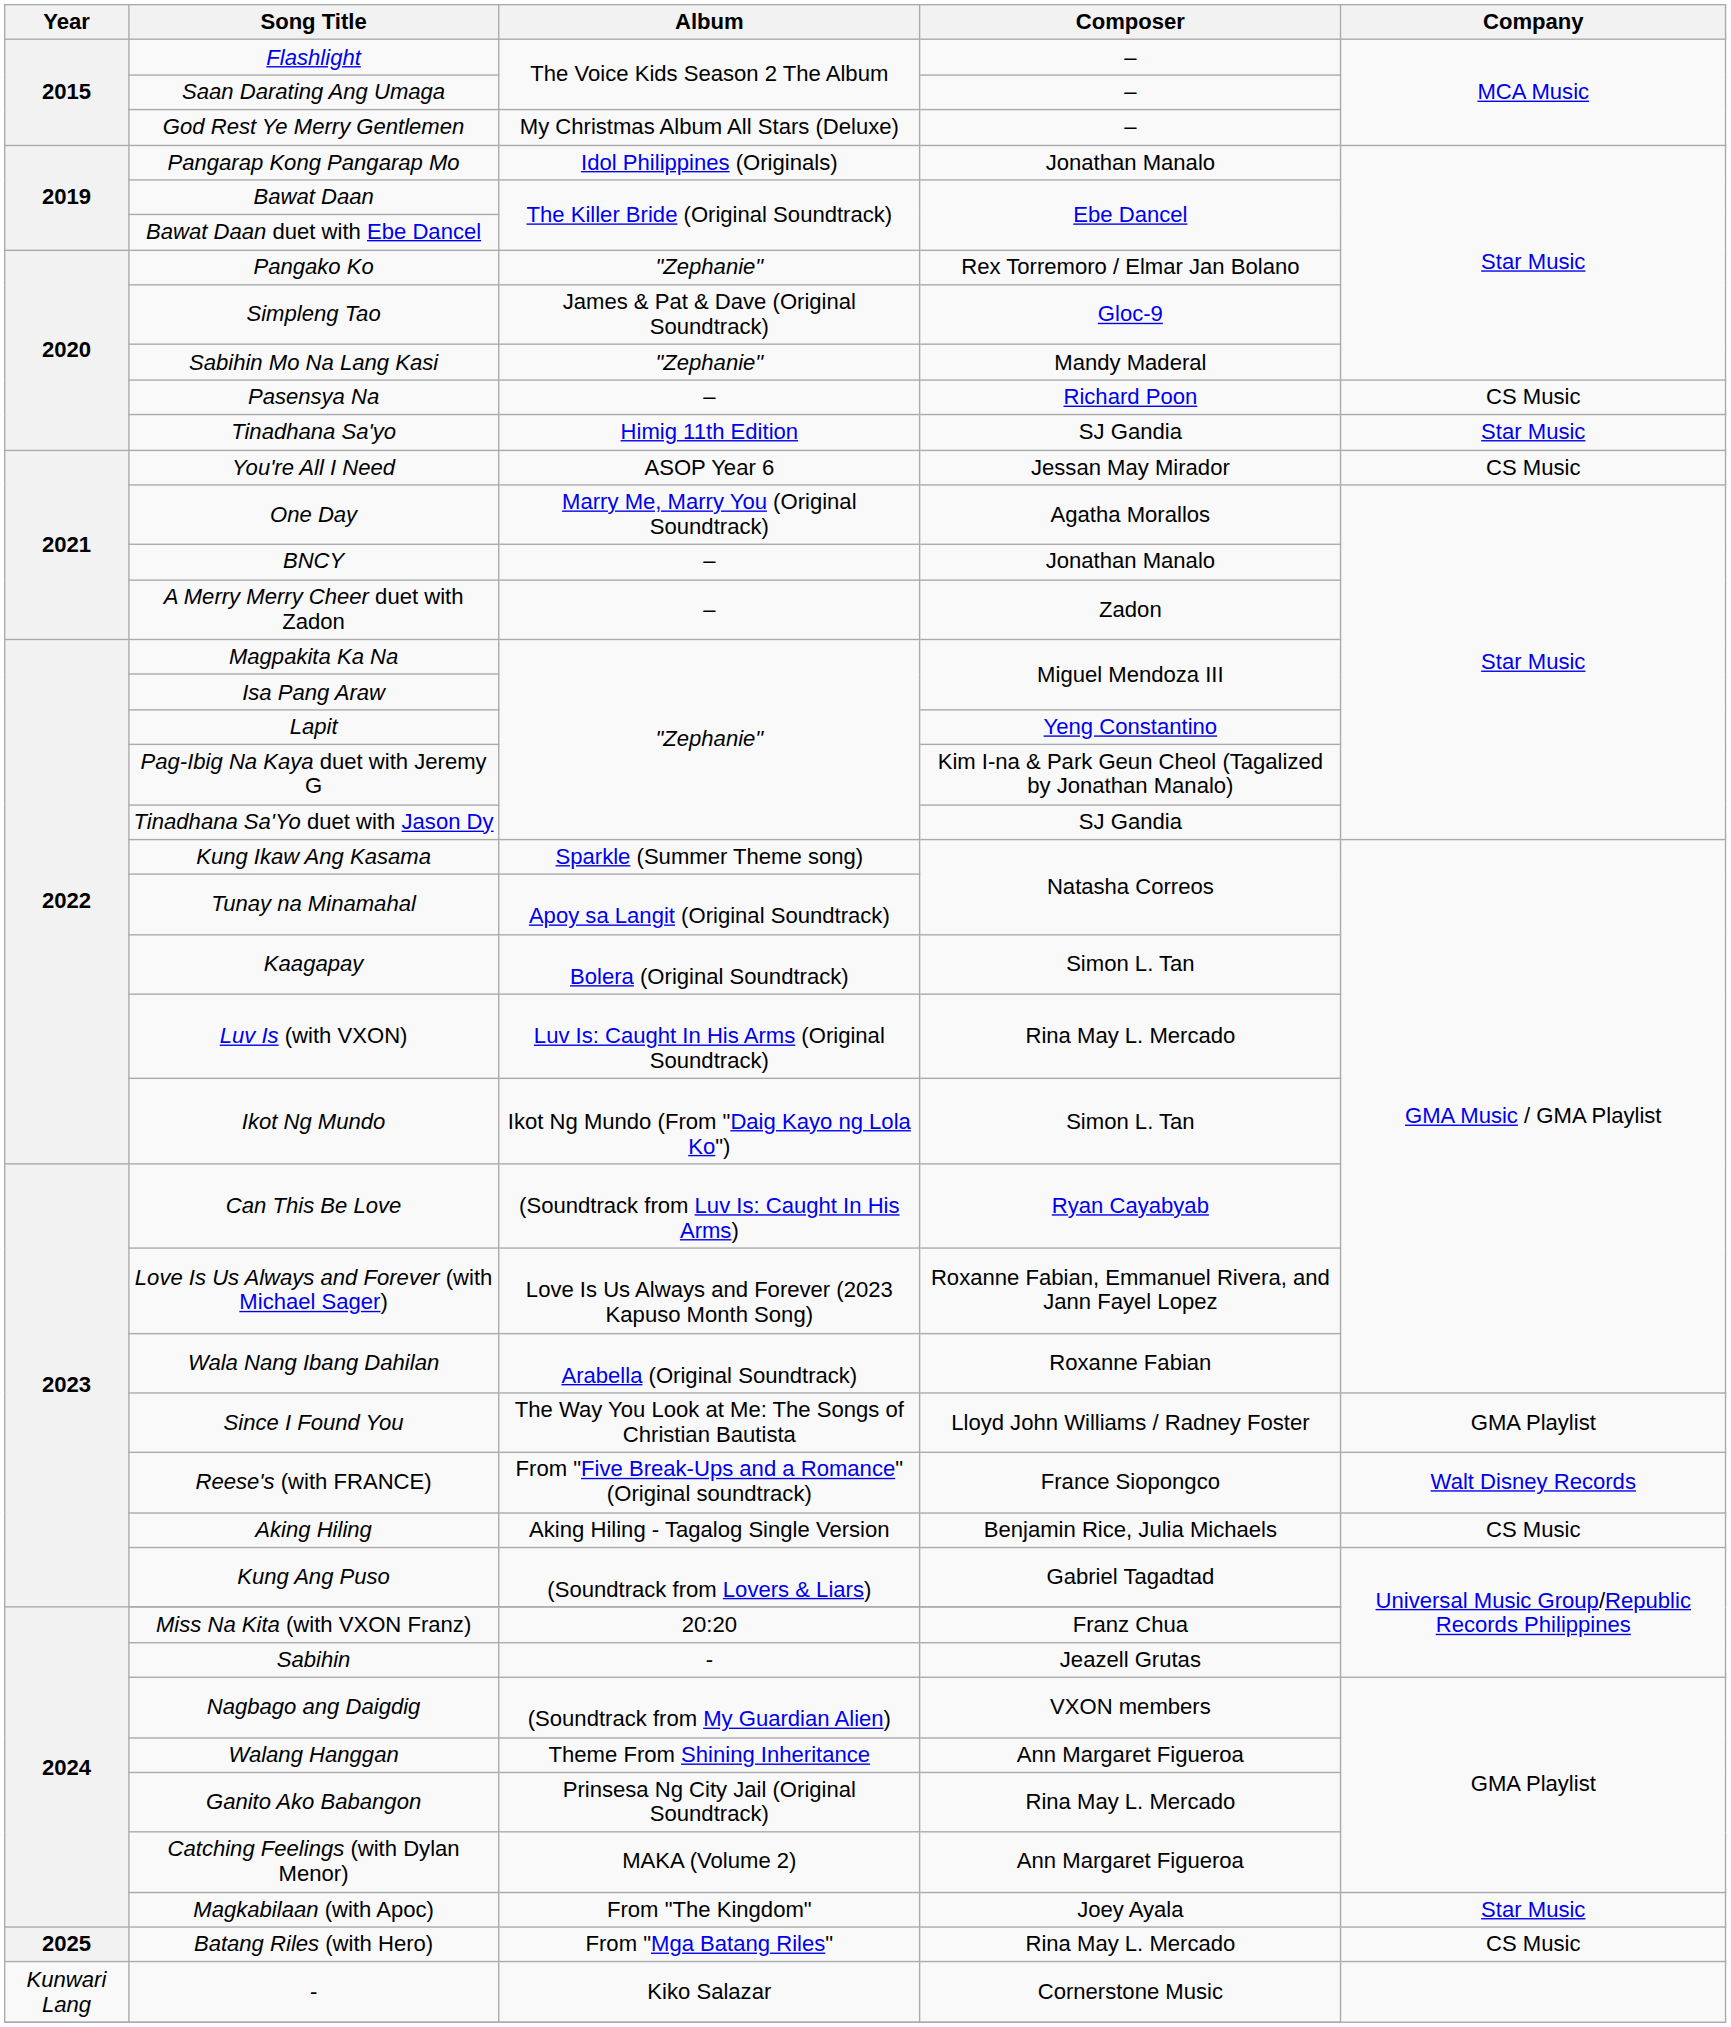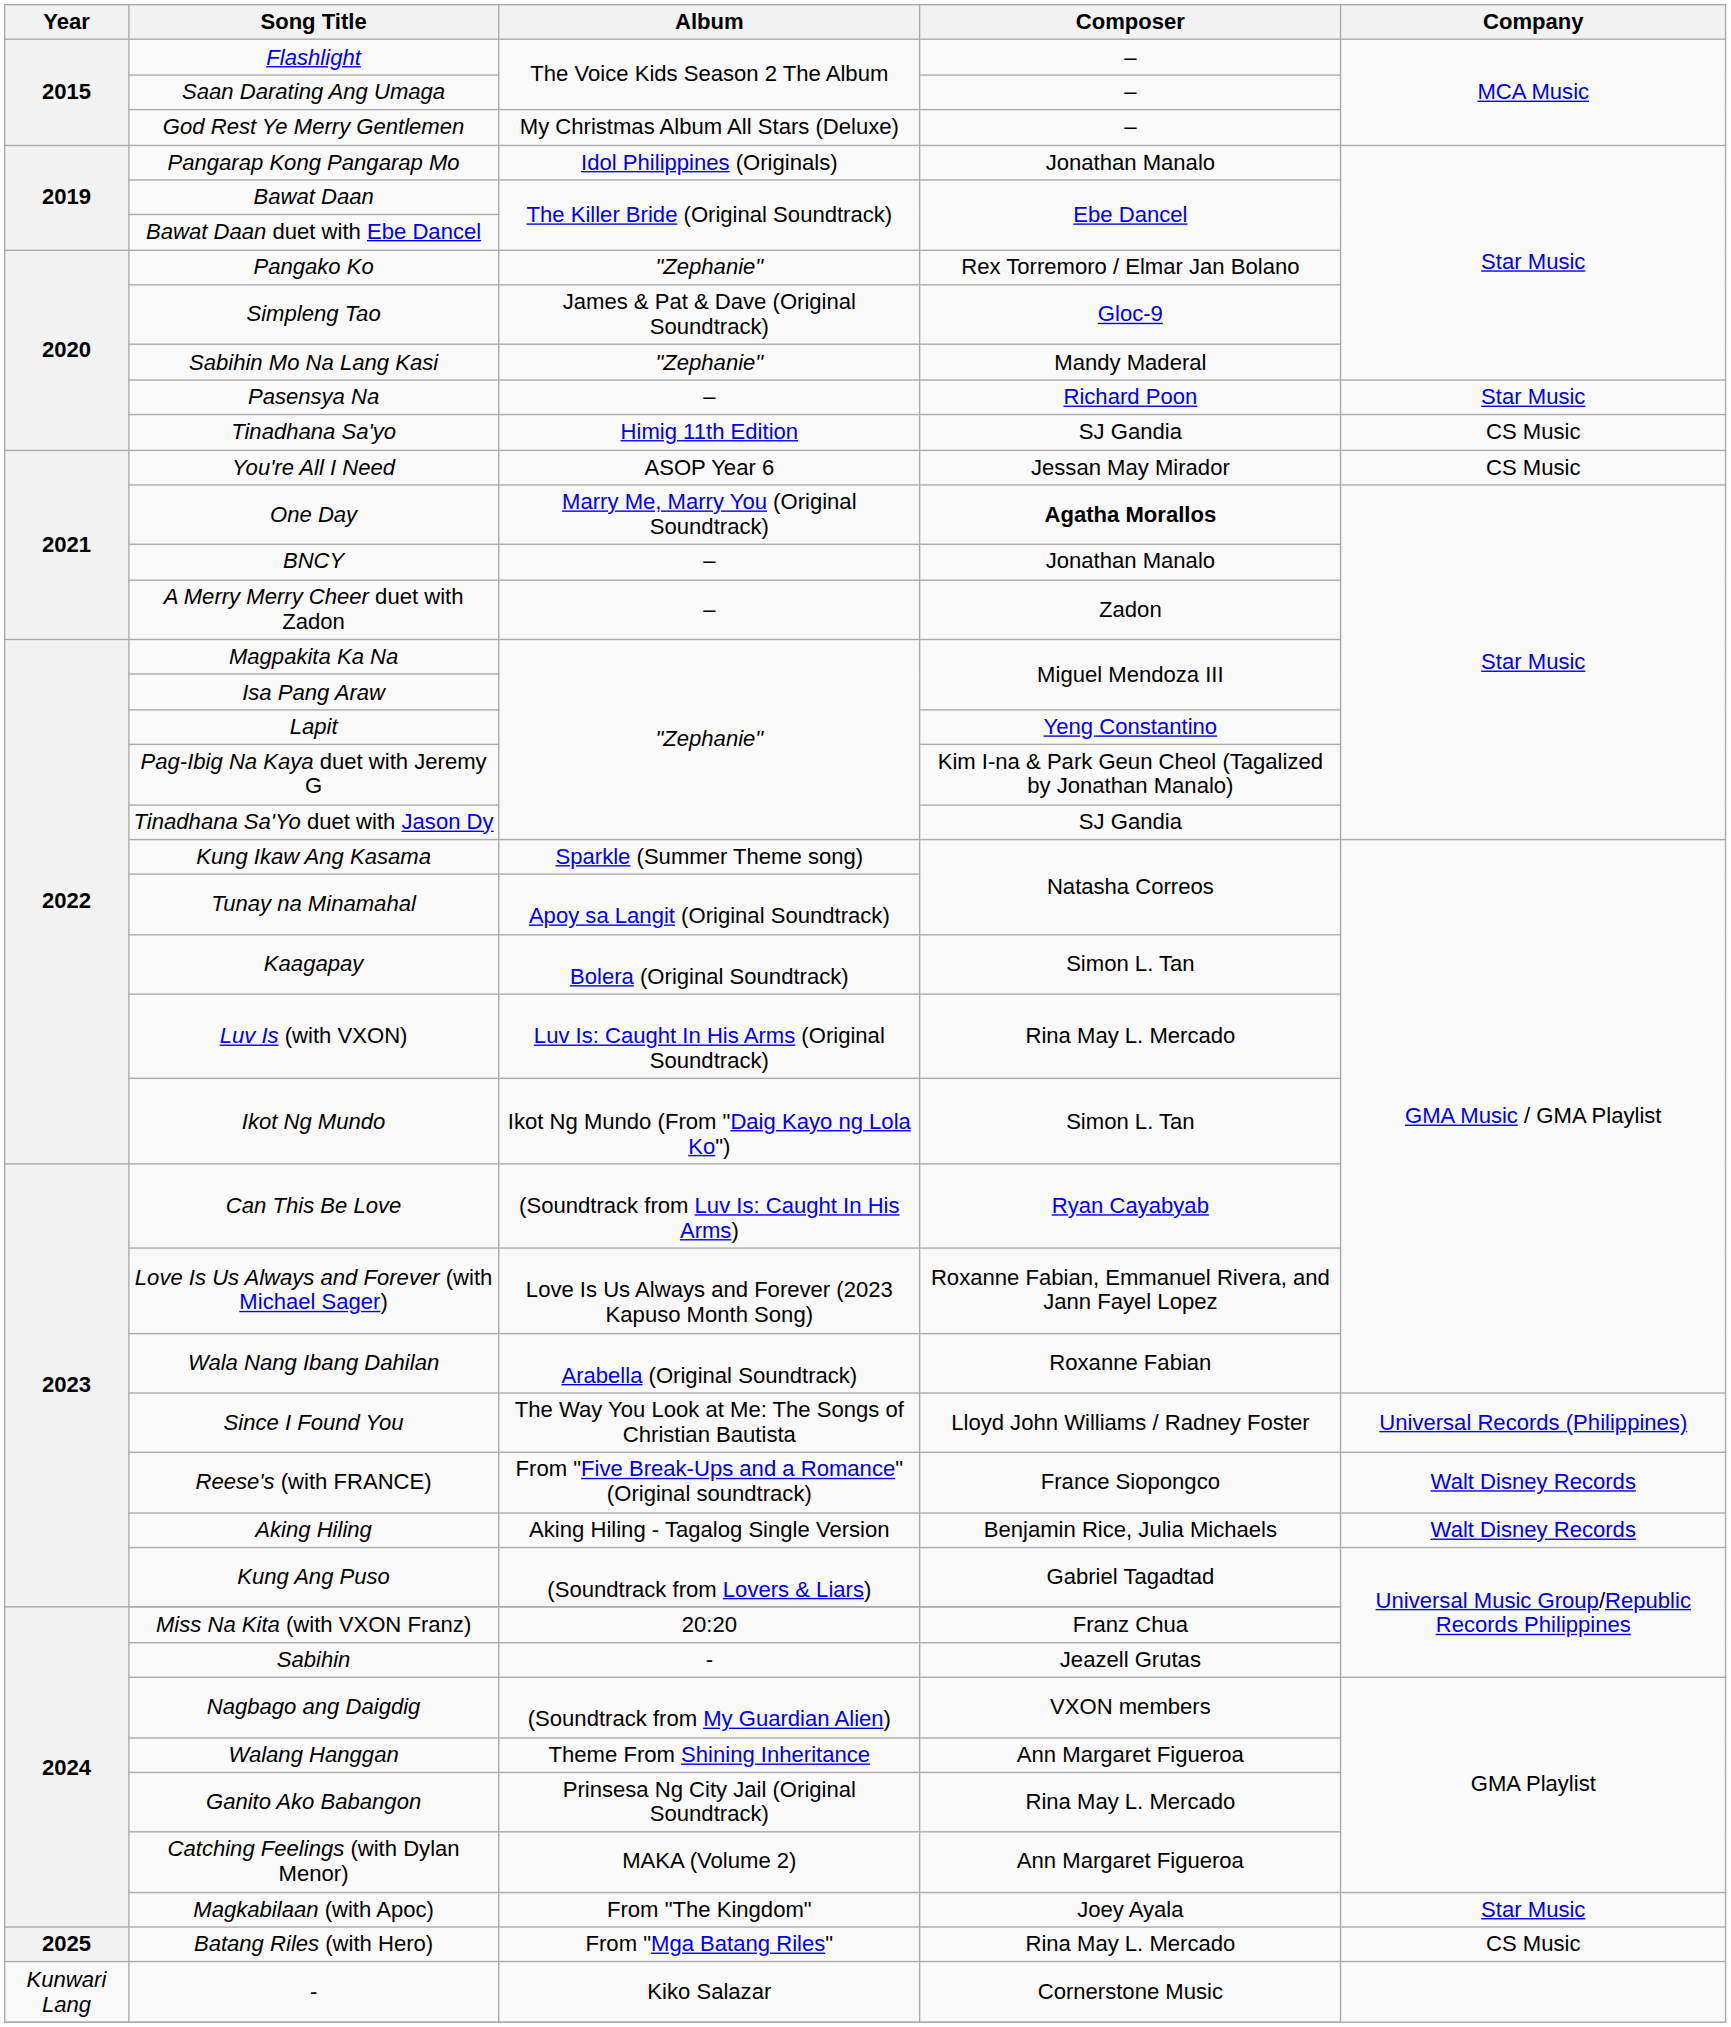(1533, 397) CS Music -> (1533, 397) Star Music
(1533, 432) Star Music -> (1533, 432) CS Music
(1130, 514) normal -> (1130, 514) bold
(1533, 1422) GMA Playlist -> (1533, 1422) Universal Records (Philippines)
(1533, 1529) CS Music -> (1533, 1529) Walt Disney Records
